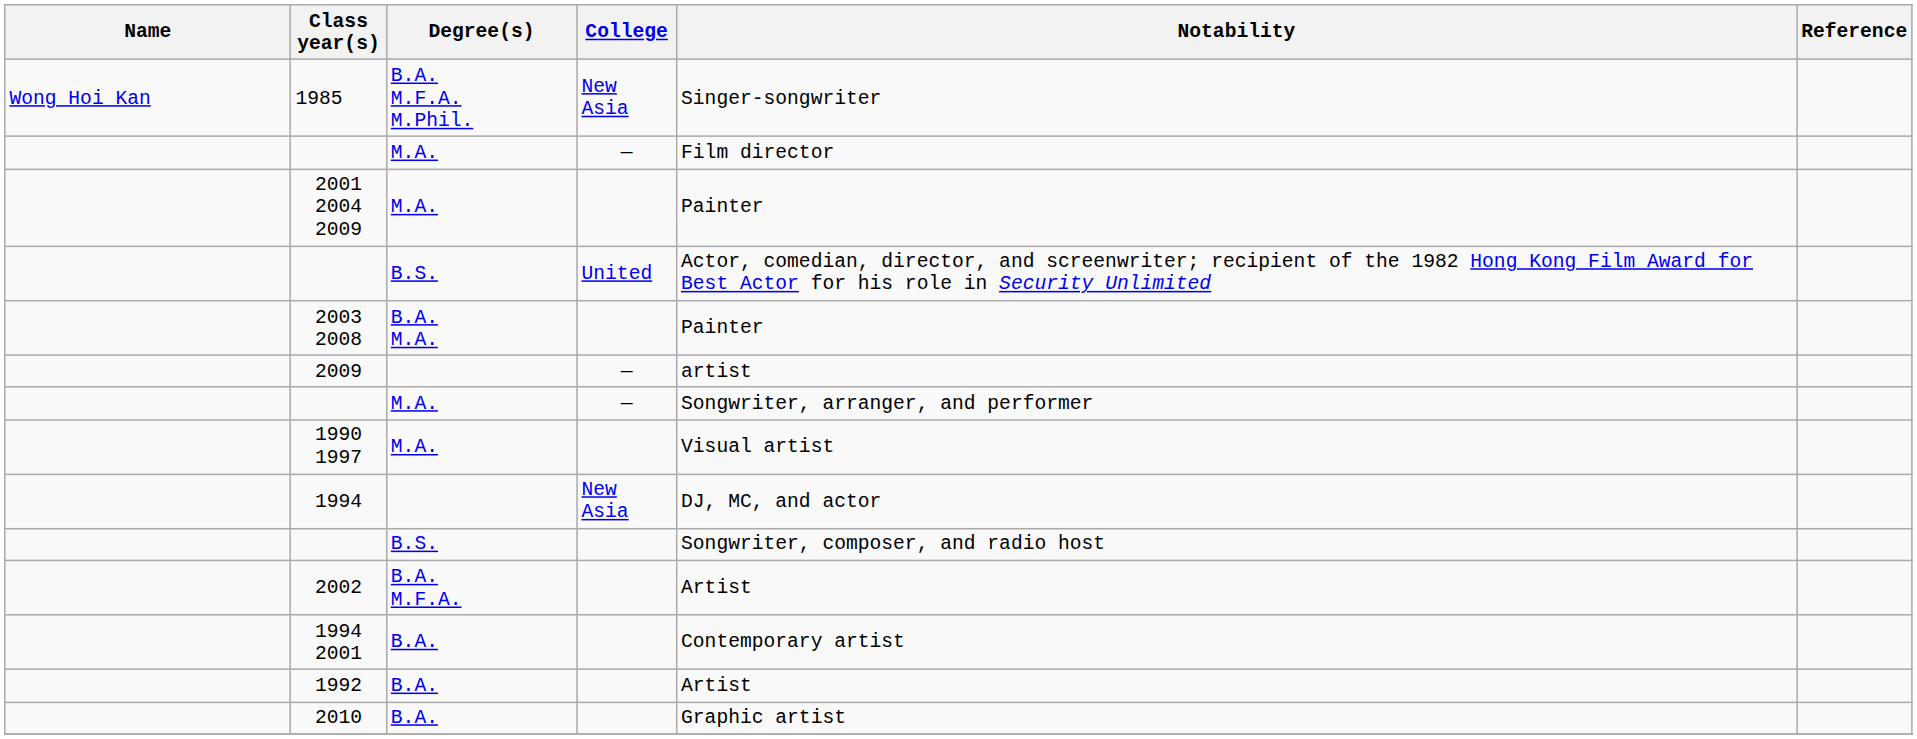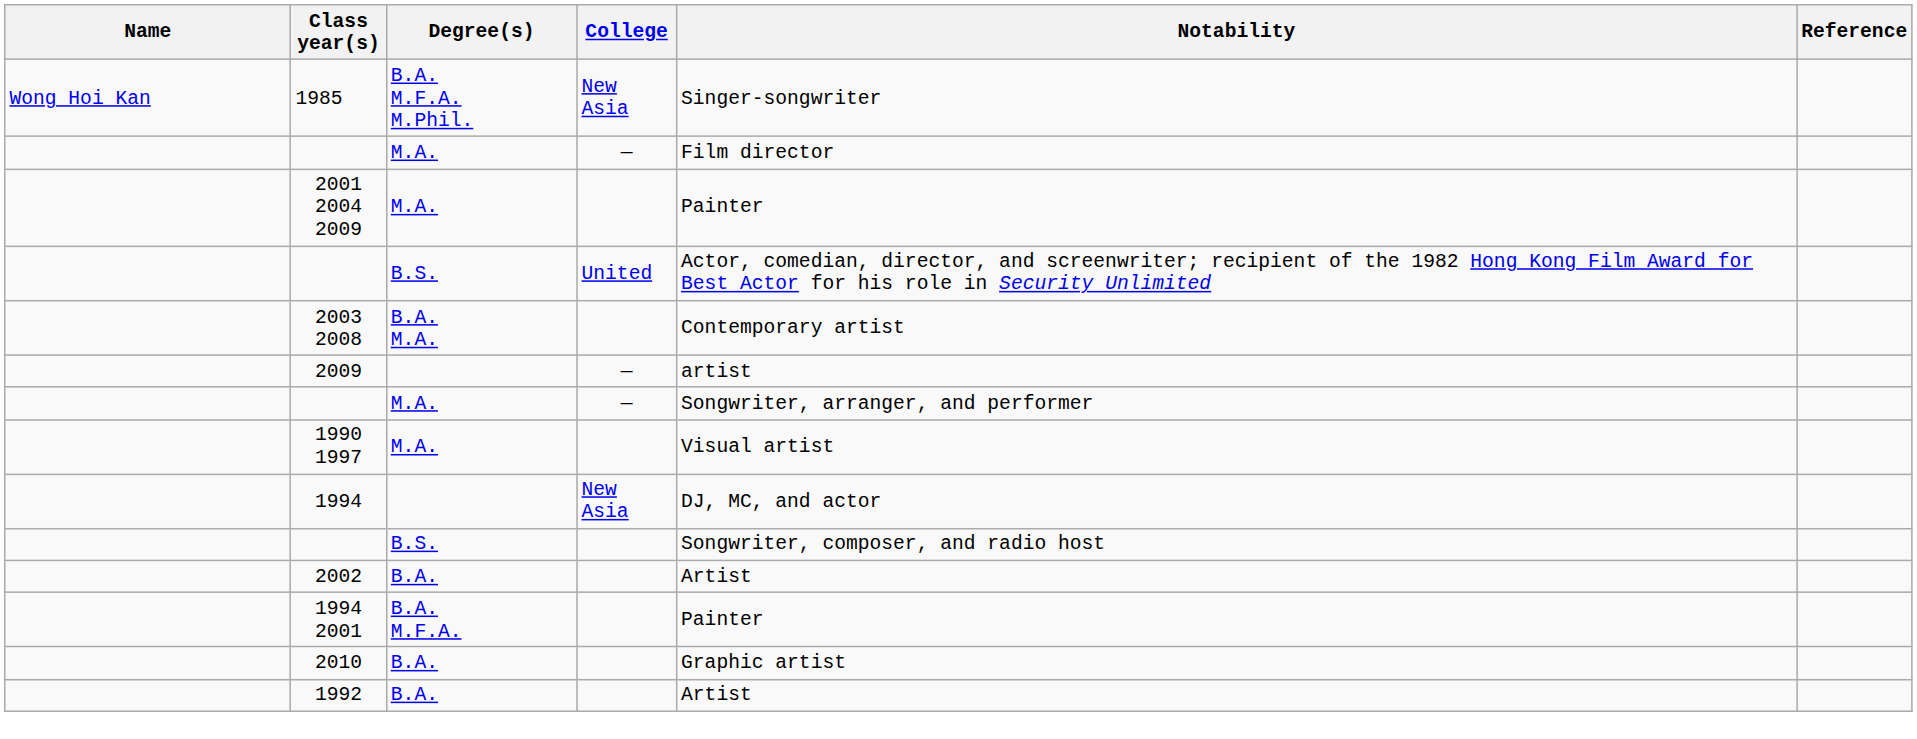(722, 328) Painter -> (793, 328) Contemporary artist
(426, 588) B.A. M.F.A. -> (414, 577) B.A.
(414, 642) B.A. -> (426, 620) B.A. M.F.A.
(793, 642) Contemporary artist -> (722, 620) Painter
rows swapped: (338, 686) <-> (338, 718)
